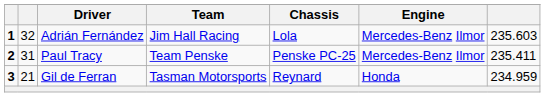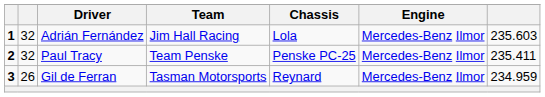(28, 56) 31 -> (28, 56) 32
(28, 76) 21 -> (28, 76) 26
(381, 76) Honda -> (423, 76) Mercedes-Benz Ilmor
